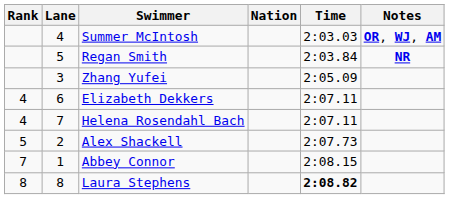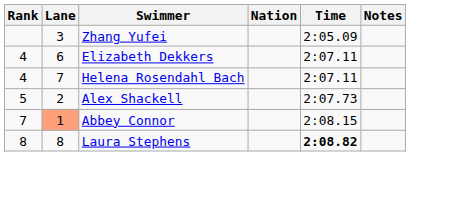- row: (140, 36)
- row: (124, 57)
(60, 162) no background -> (60, 120) lightsalmon background
